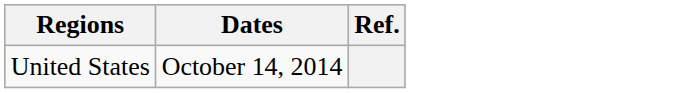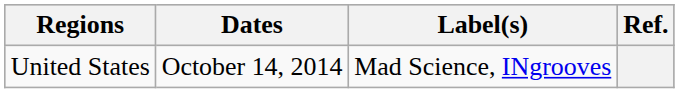+ column: (483, 25)
